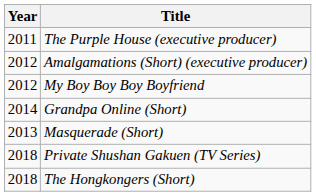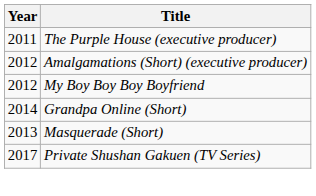(23, 156) 2018 -> (23, 156) 2017
- row: (119, 179)
